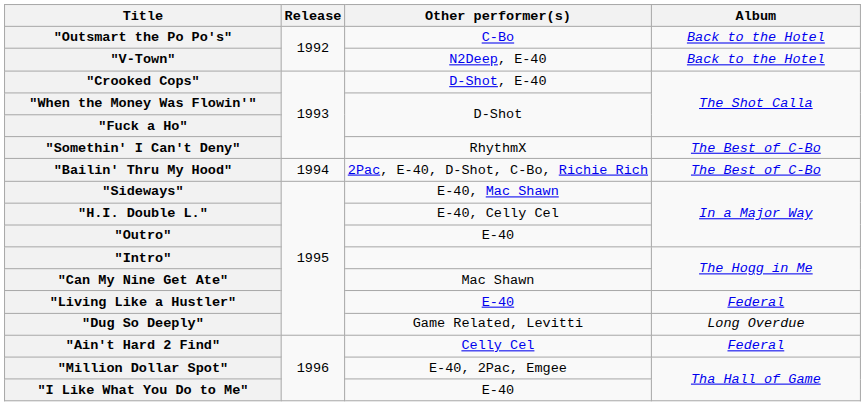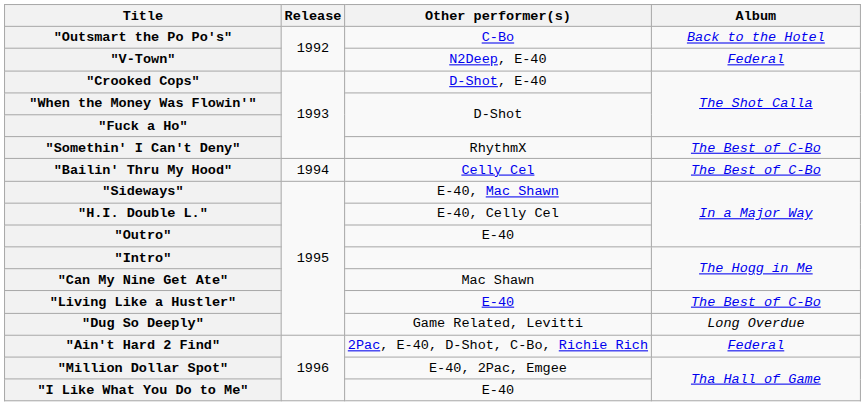(756, 60) Back to the Hotel -> (756, 60) Federal
(498, 170) 2Pac, E-40, D-Shot, C-Bo, Richie Rich -> (498, 170) Celly Cel
(756, 302) Federal -> (756, 302) The Best of C-Bo
(498, 346) Celly Cel -> (498, 346) 2Pac, E-40, D-Shot, C-Bo, Richie Rich
